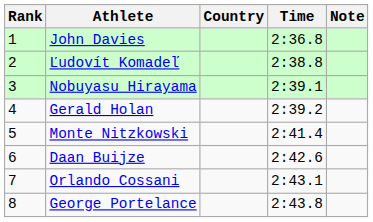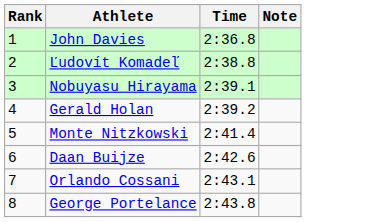- column: (234, 16)
